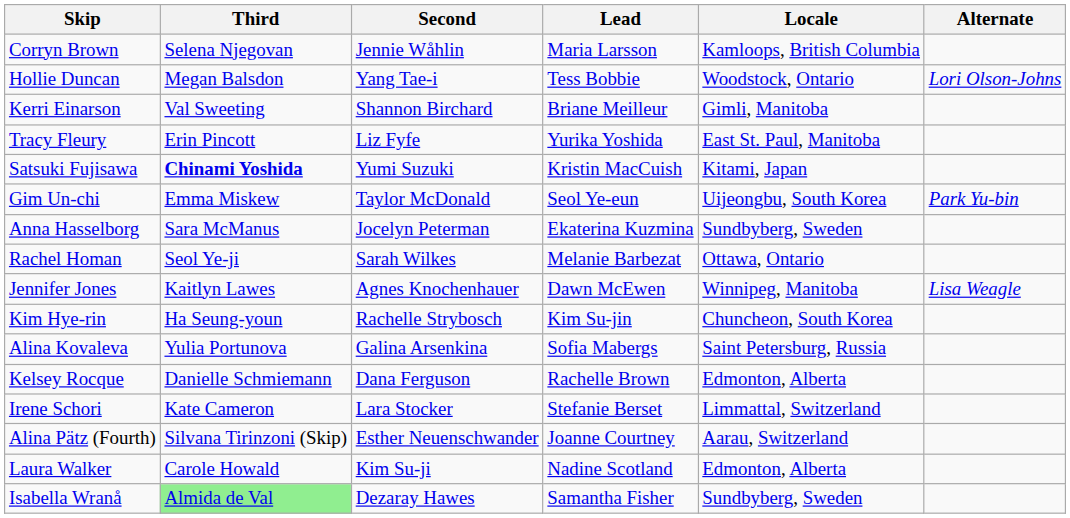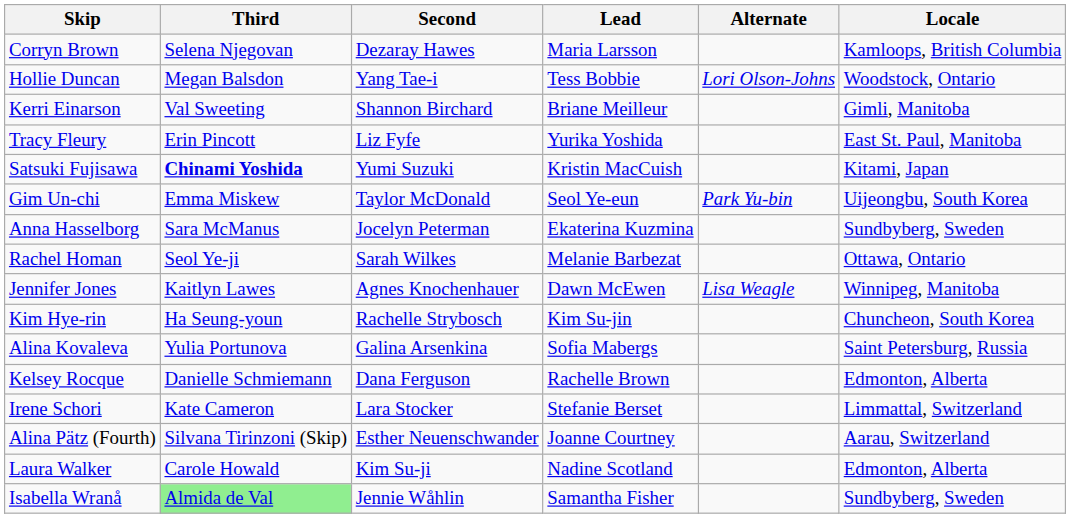columns swapped: (995, 19) <-> (811, 19)
(410, 49) Jennie Wåhlin -> (415, 49) Dezaray Hawes
(415, 498) Dezaray Hawes -> (410, 498) Jennie Wåhlin
